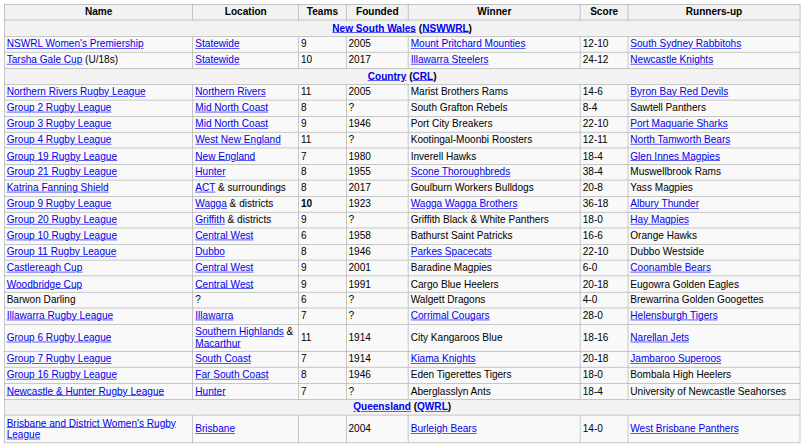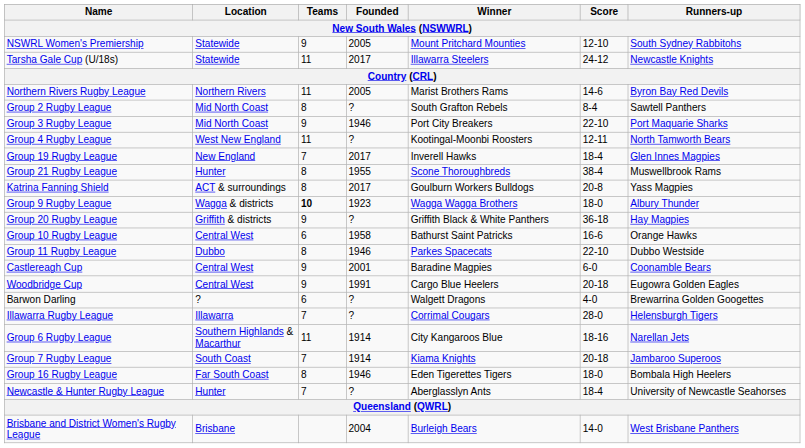(307, 60) 10 -> (306, 60) 11
(360, 156) 1980 -> (360, 156) 2017
(596, 204) 36-18 -> (593, 204) 18-0
(593, 220) 18-0 -> (596, 220) 36-18
